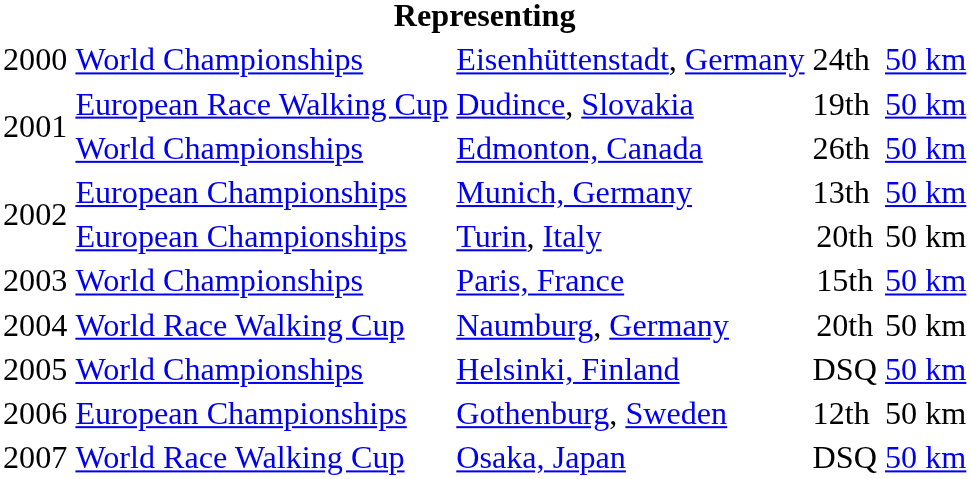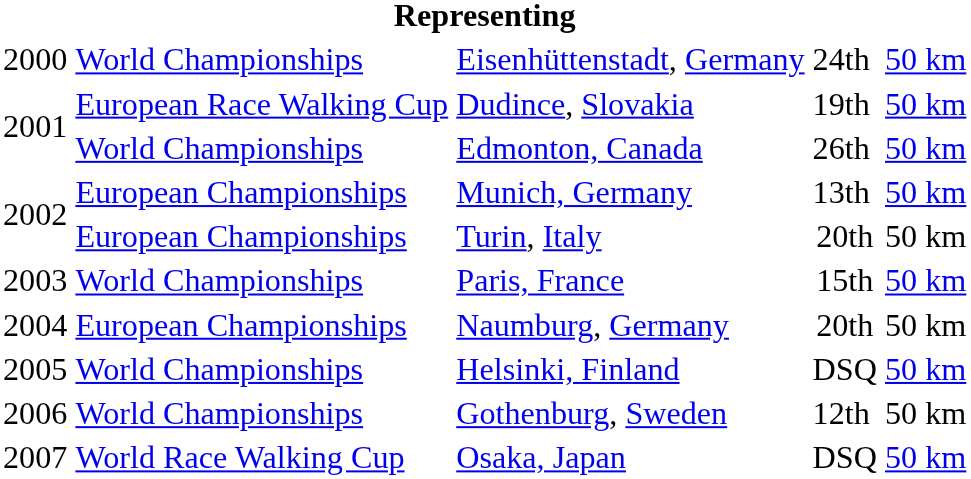(240, 325) World Race Walking Cup -> (241, 325) European Championships
(241, 413) European Championships -> (219, 413) World Championships
